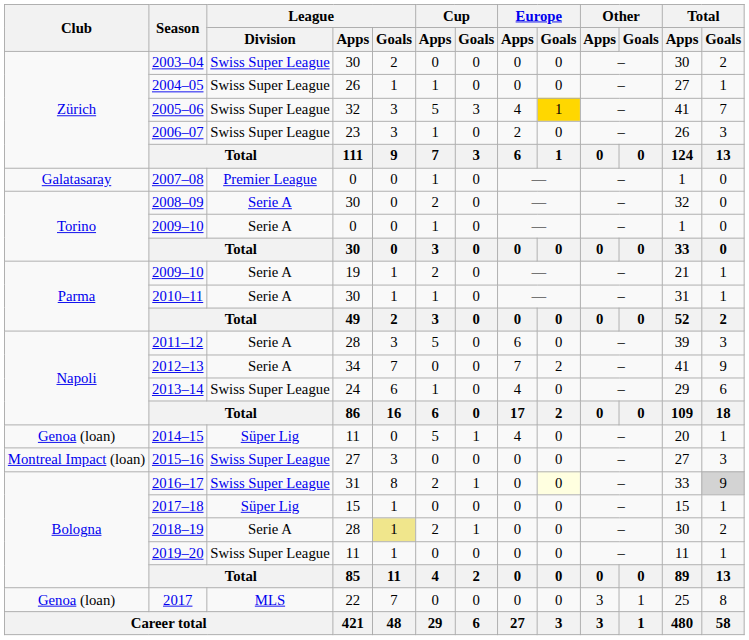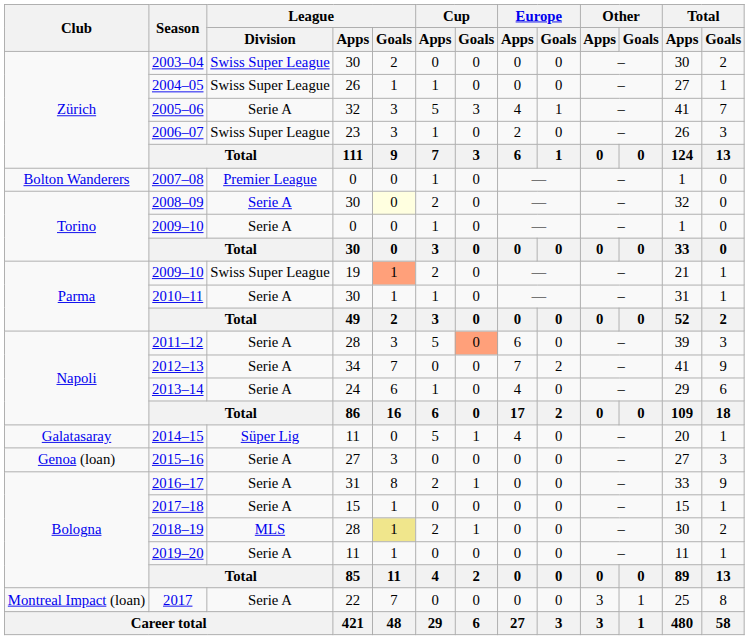(270, 109) Swiss Super League -> (270, 109) Serie A
(559, 109) gold background -> (559, 109) no background
(77, 179) Galatasaray -> (77, 179) Bolton Wanderers
(394, 202) no background -> (394, 202) lightyellow background
(270, 272) Serie A -> (270, 272) Swiss Super League
(394, 272) no background -> (394, 272) lightsalmon background
(476, 343) no background -> (476, 343) lightsalmon background
(270, 389) Swiss Super League -> (270, 389) Serie A
(77, 436) Genoa (loan) -> (77, 436) Galatasaray
(77, 459) Montreal Impact (loan) -> (77, 459) Genoa (loan)
(270, 459) Swiss Super League -> (270, 459) Serie A
(270, 483) Swiss Super League -> (270, 483) Serie A
(559, 483) lightyellow background -> (559, 483) no background
(723, 483) lightgrey background -> (723, 483) no background
(270, 506) Süper Lig -> (270, 506) Serie A
(270, 529) Serie A -> (270, 529) MLS
(270, 553) Swiss Super League -> (270, 553) Serie A
(77, 599) Genoa (loan) -> (77, 599) Montreal Impact (loan)
(270, 599) MLS -> (270, 599) Serie A
